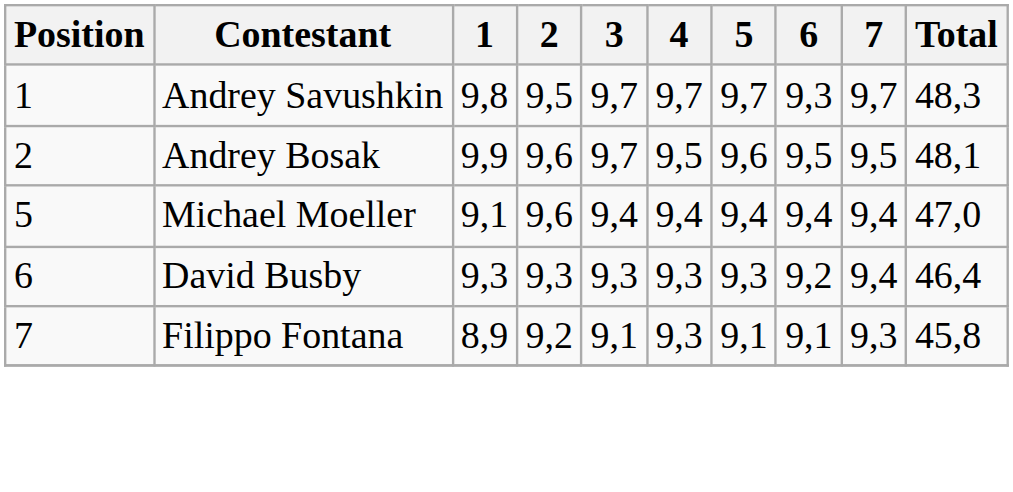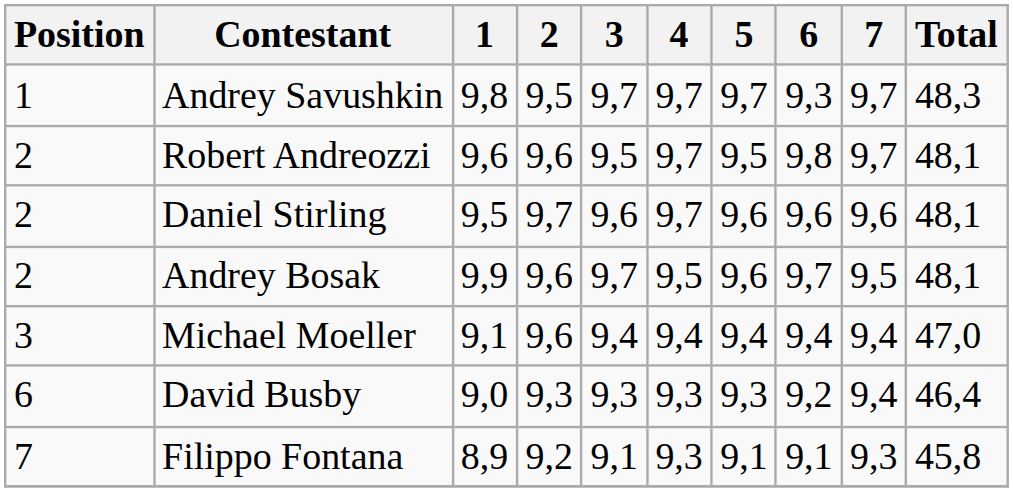+ row: (296, 154)
+ row: (274, 214)
(809, 154) 9,5 -> (809, 275) 9,7
(23, 214) 5 -> (23, 335) 3
(484, 275) 9,3 -> (484, 395) 9,0
